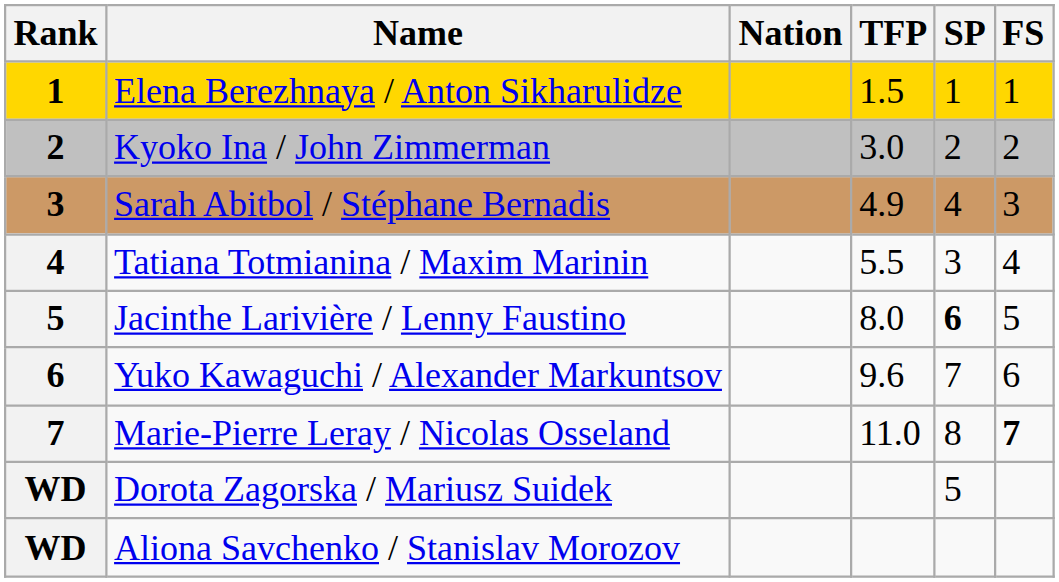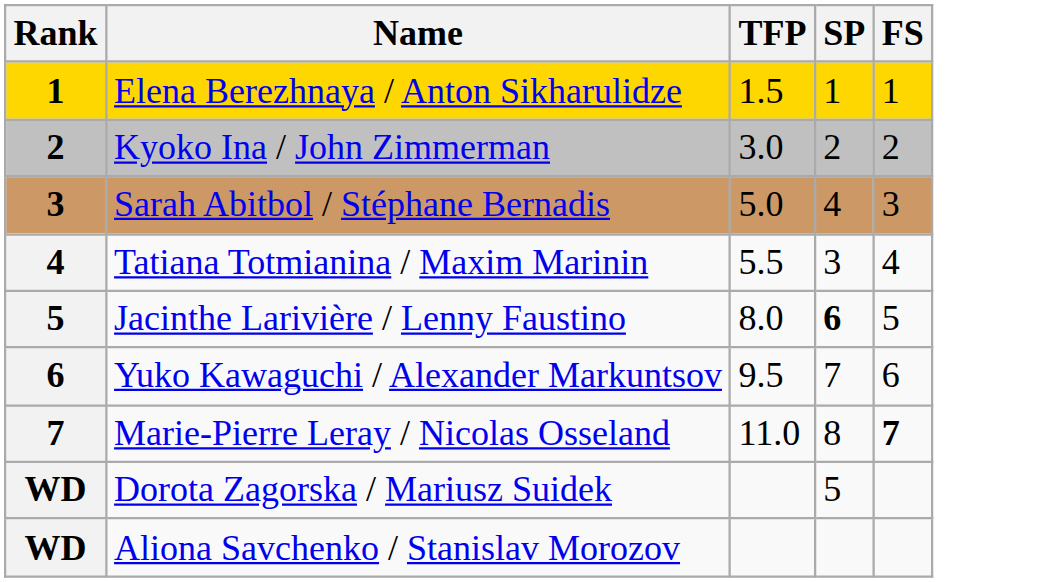- column: (791, 33)
(882, 204) 4.9 -> (761, 204) 5.0
(882, 375) 9.6 -> (761, 375) 9.5
